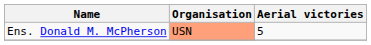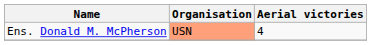(260, 31) 5 -> (260, 31) 4
